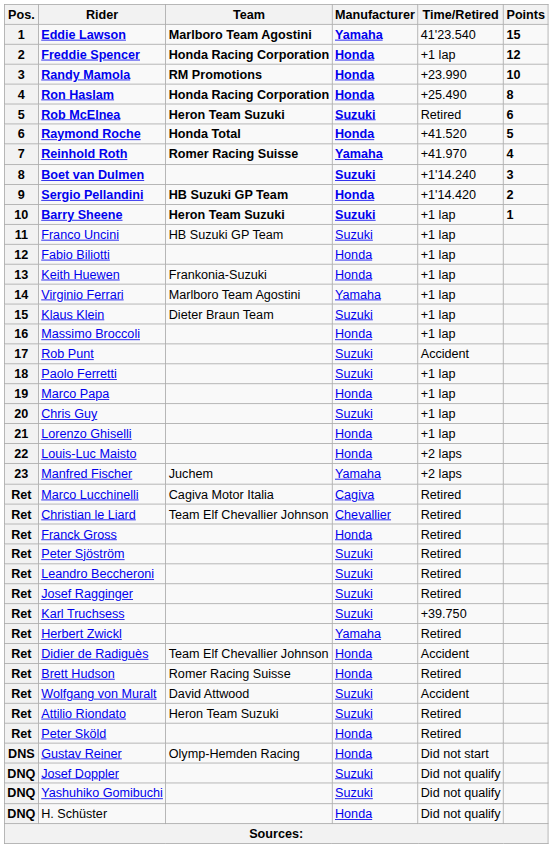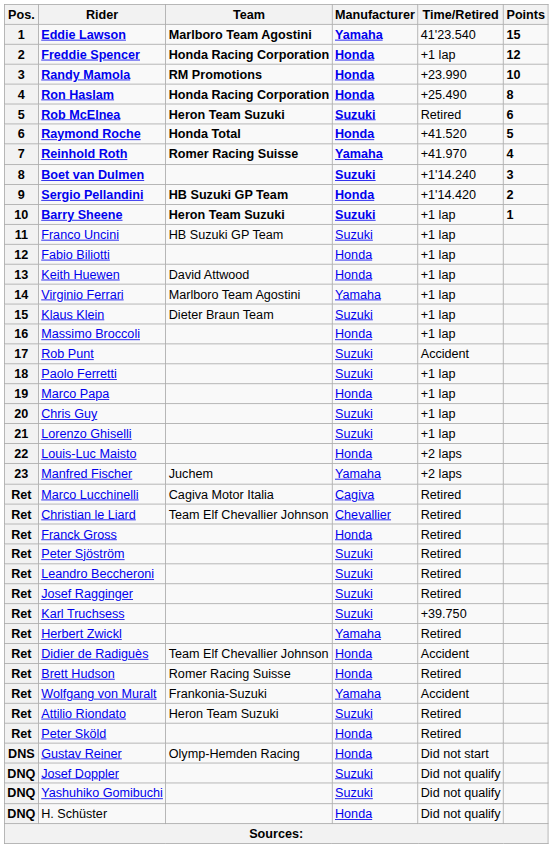(218, 274) Frankonia-Suzuki -> (209, 274) David Attwood
(354, 434) Honda -> (354, 434) Suzuki
(209, 694) David Attwood -> (218, 694) Frankonia-Suzuki
(354, 694) Suzuki -> (358, 694) Yamaha
